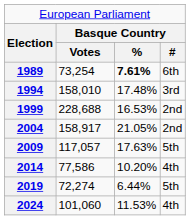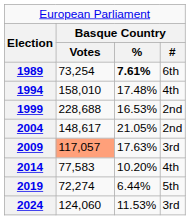(171, 90) 3rd -> (171, 90) 4th
(80, 128) 158,917 -> (80, 128) 148,617
(79, 147) no background -> (79, 147) lightsalmon background
(171, 147) 5th -> (171, 147) 3rd
(76, 166) 77,586 -> (76, 166) 77,583
(80, 205) 101,060 -> (80, 205) 124,060
(171, 205) 4th -> (171, 205) 3rd
